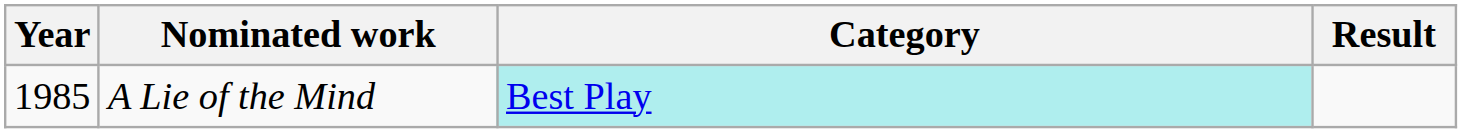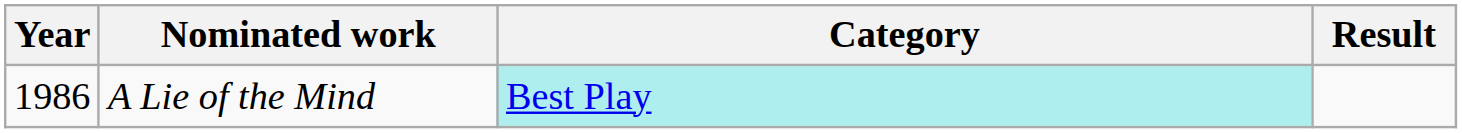(52, 95) 1985 -> (52, 95) 1986
